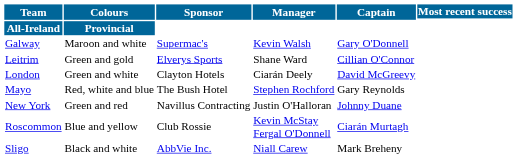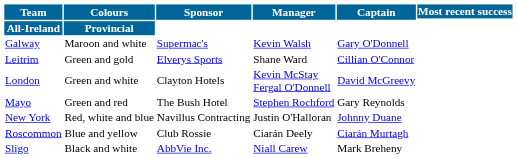(283, 74) Ciarán Deely -> (292, 80) Kevin McStay Fergal O'Donnell
(109, 89) Red, white and blue -> (96, 102) Green and red
(96, 105) Green and red -> (109, 117) Red, white and blue
(292, 127) Kevin McStay Fergal O'Donnell -> (283, 133) Ciarán Deely
